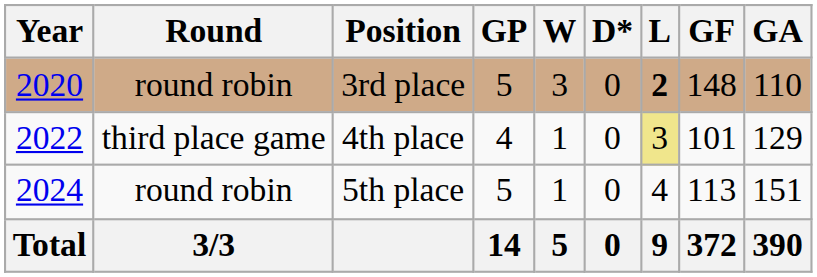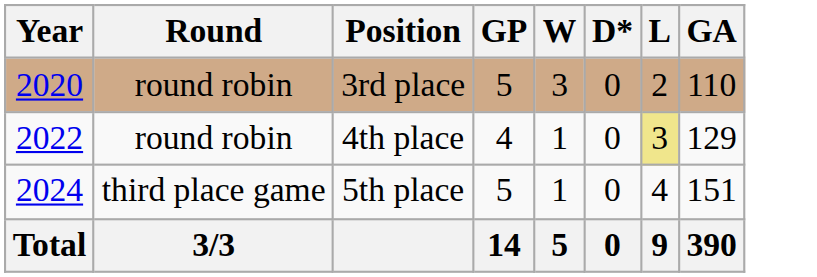- column: (712, 31)
(660, 84) bold -> (660, 84) normal
(214, 137) third place game -> (214, 137) round robin
(214, 191) round robin -> (214, 191) third place game
